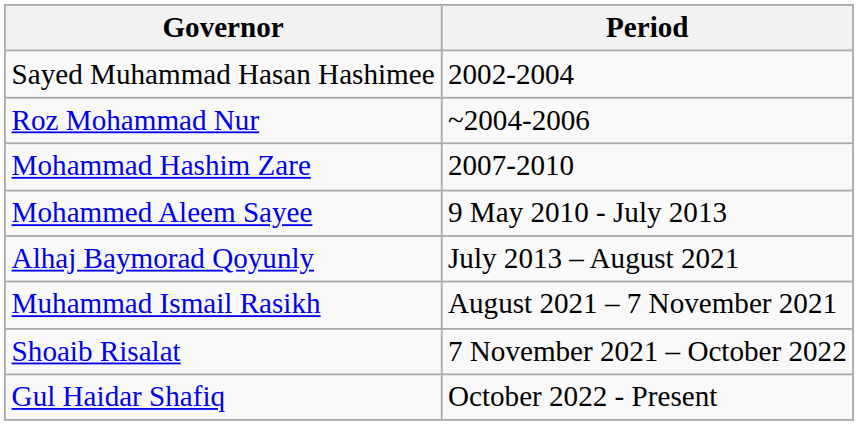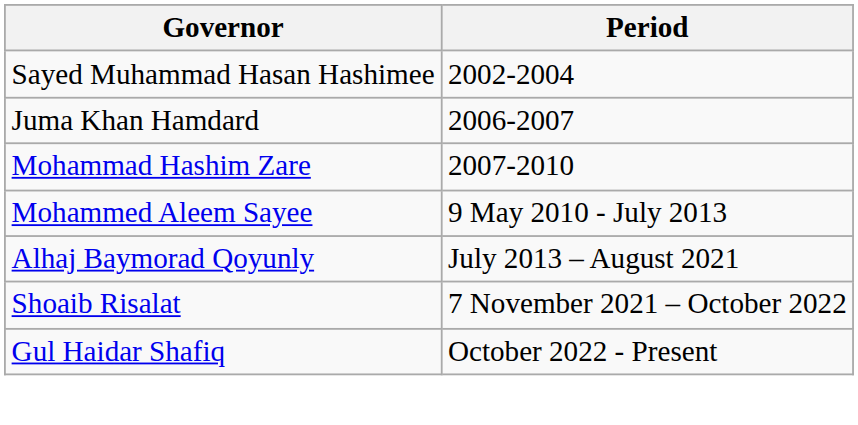- row: (135, 119)
+ row: (135, 119)
- row: (166, 304)
